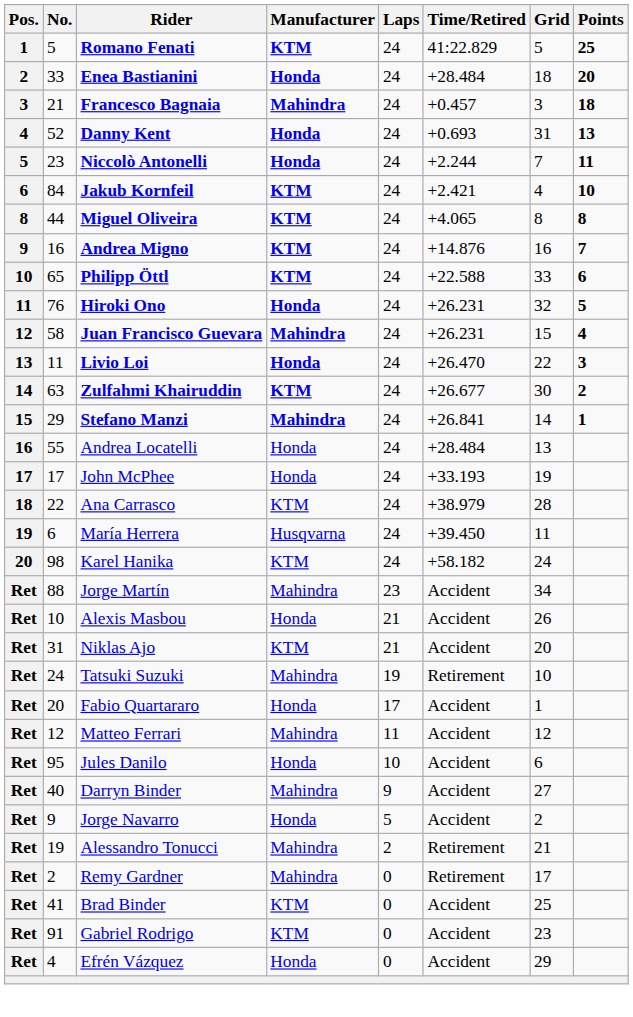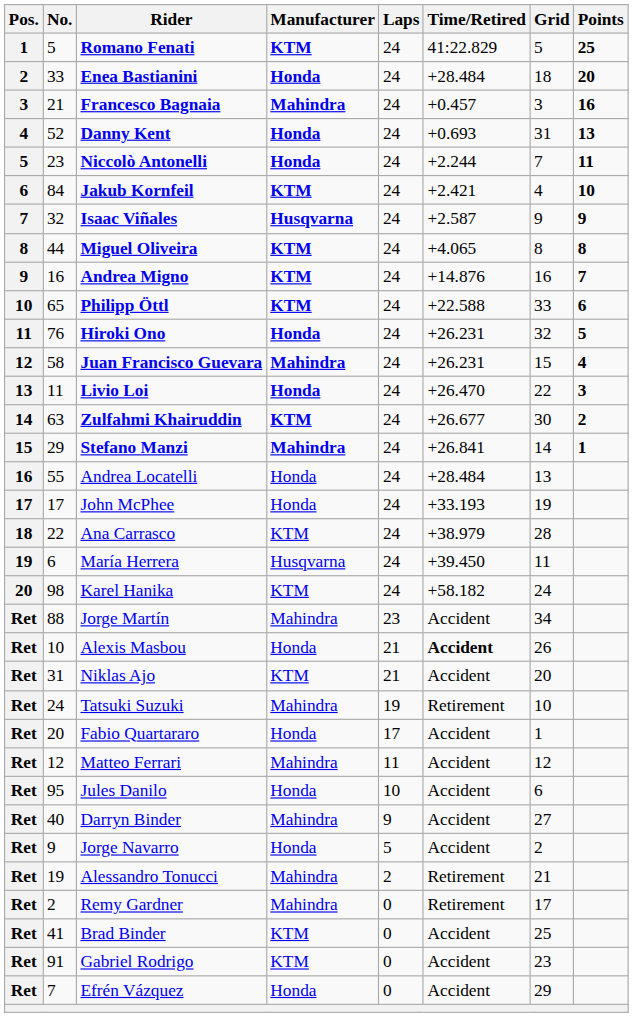(586, 104) 18 -> (586, 104) 16
+ row: (129, 218)
(459, 618) normal -> (460, 647) bold
(51, 961) 4 -> (51, 990) 7
